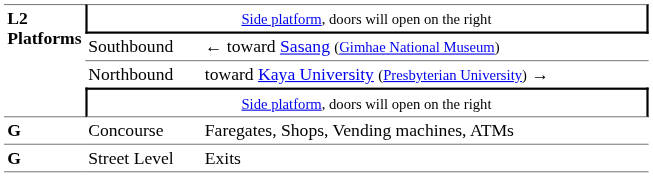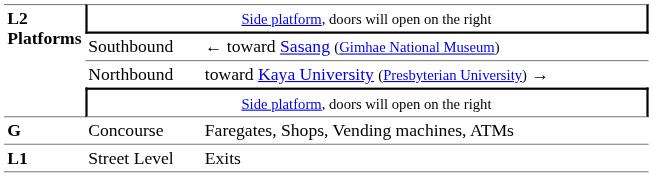(14, 157) G -> (18, 157) L1
